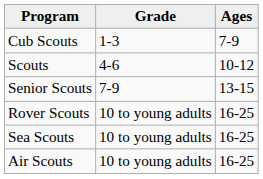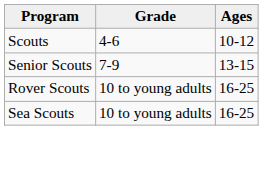- row: (43, 40)
- row: (40, 161)
